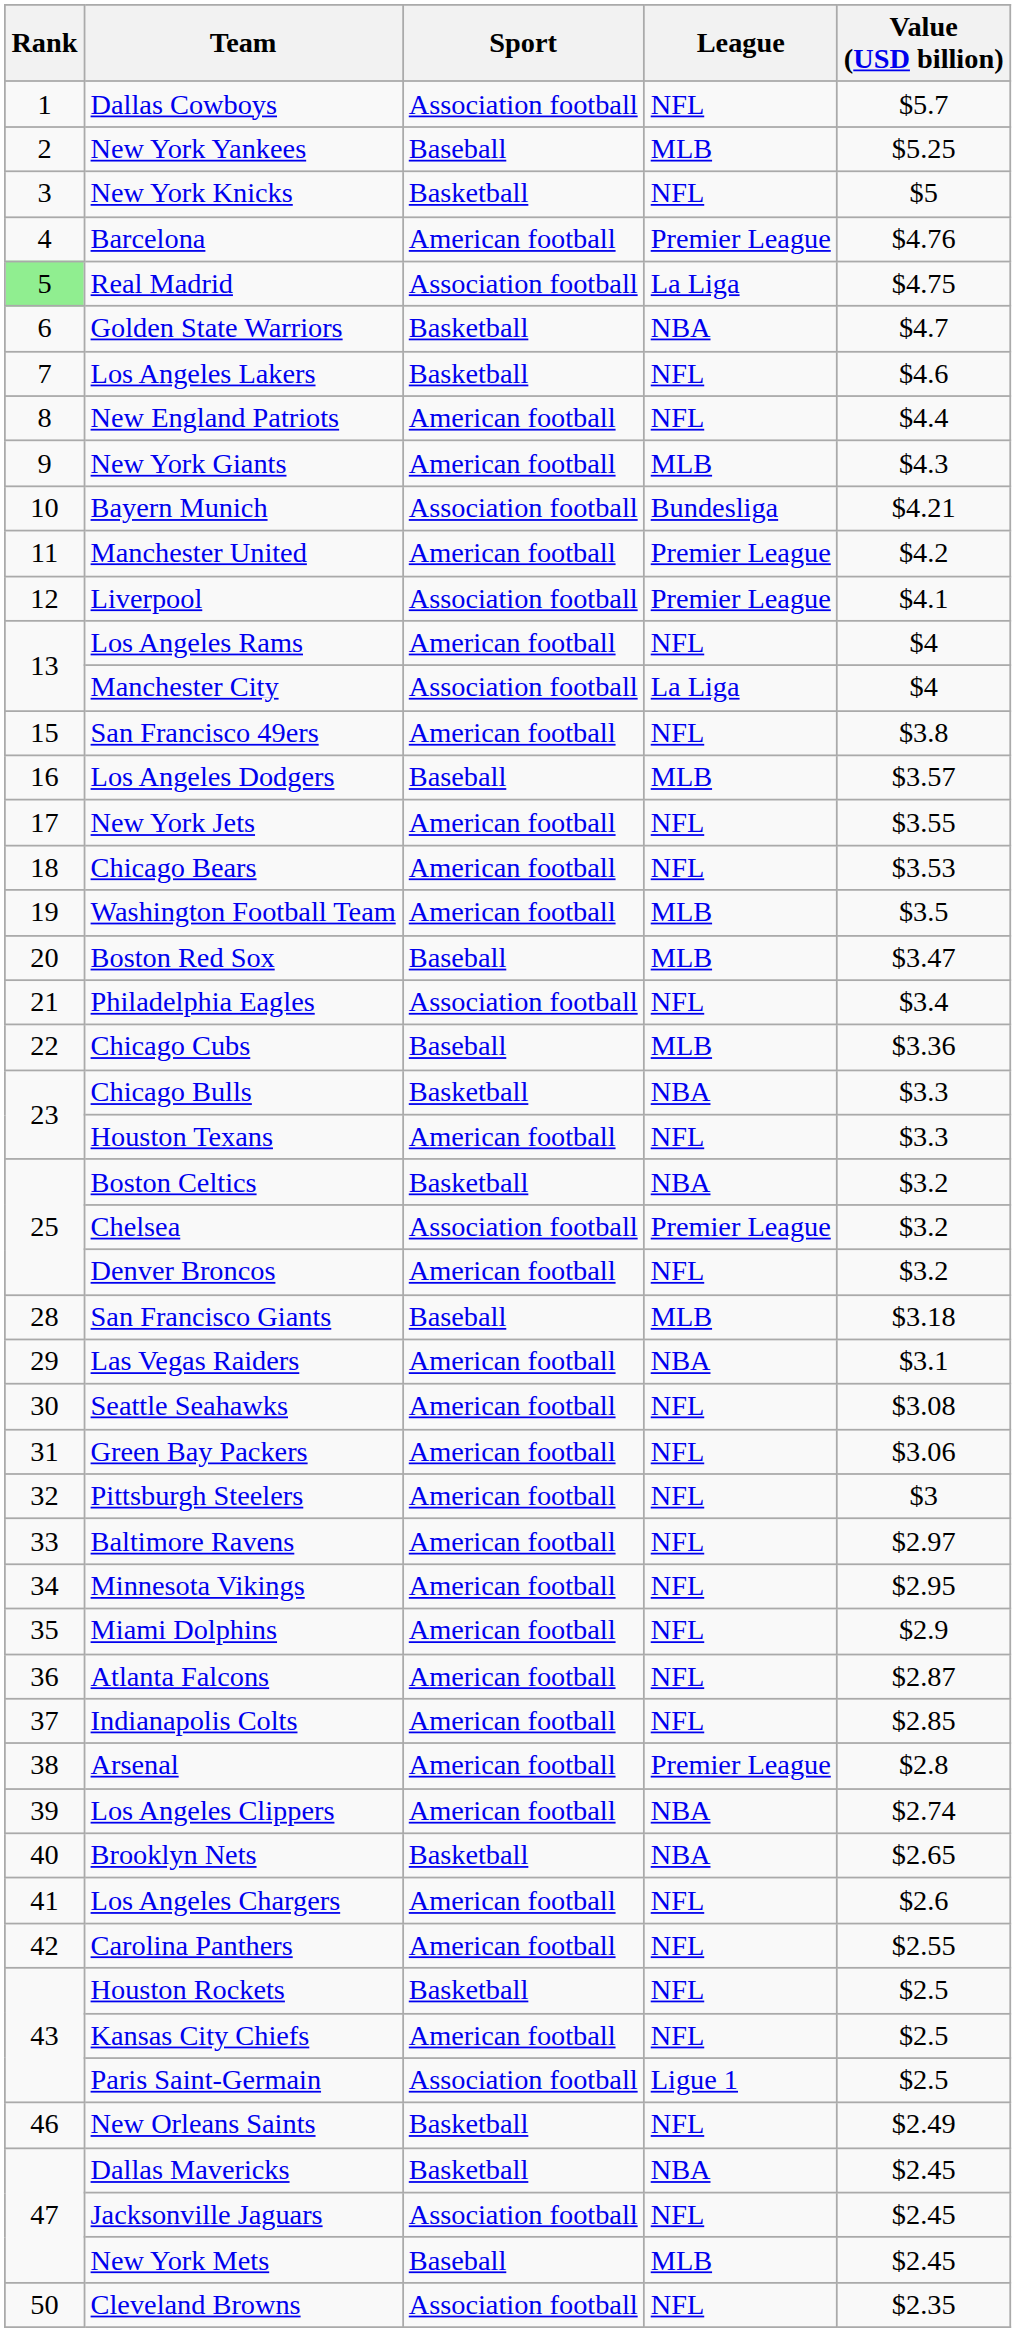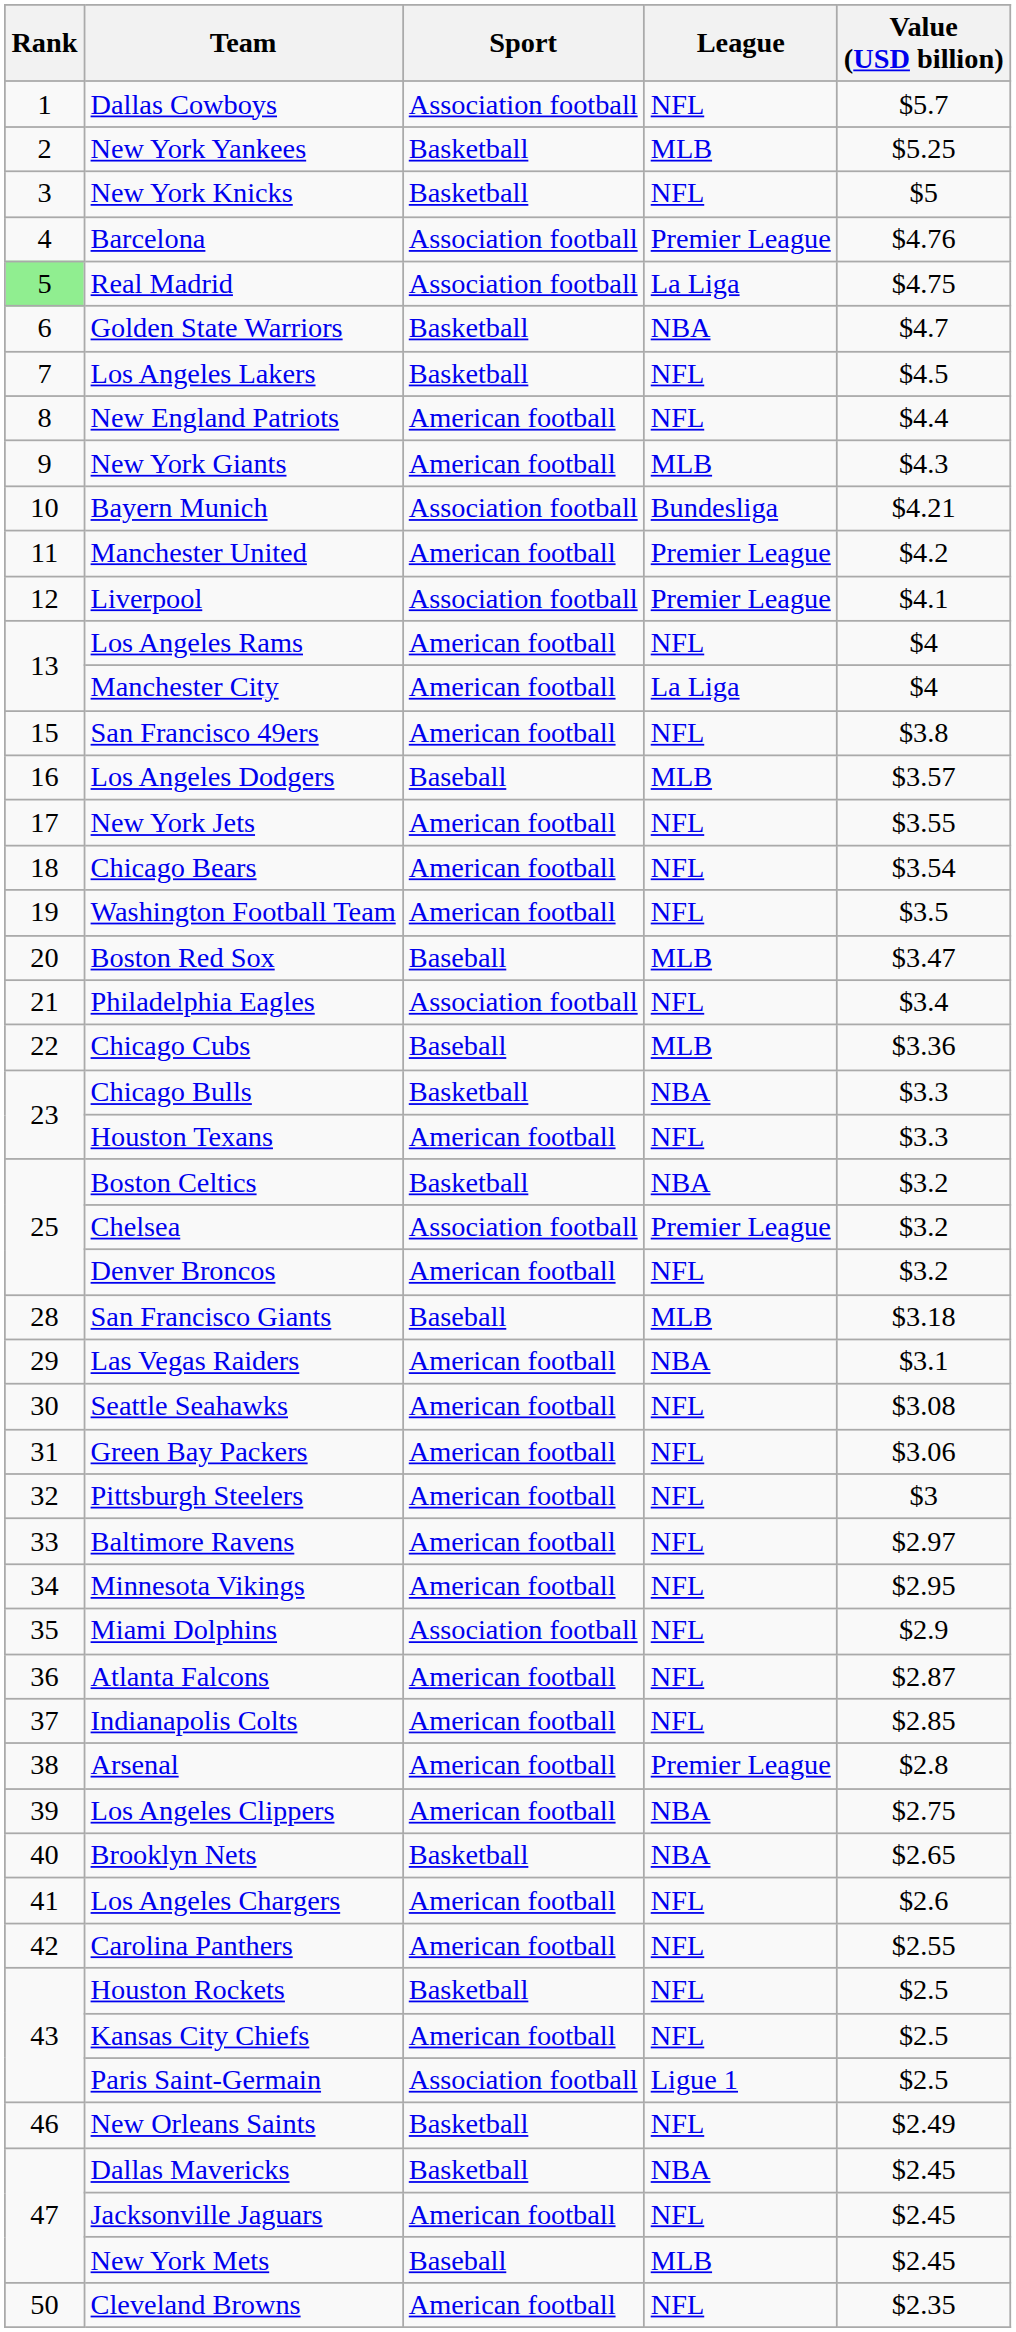(458, 148) Baseball -> (469, 148) Basketball
(512, 238) American football -> (523, 238) Association football
(924, 373) $4.6 -> (924, 373) $4.5
(523, 687) Association football -> (512, 687) American football
(924, 867) $3.53 -> (924, 867) $3.54
(681, 912) MLB -> (677, 912) NFL
(512, 1630) American football -> (523, 1630) Association football
(924, 1810) $2.74 -> (924, 1810) $2.75
(523, 2214) Association football -> (512, 2214) American football
(523, 2304) Association football -> (512, 2304) American football
